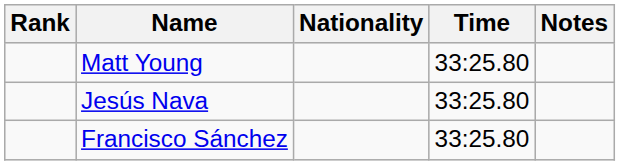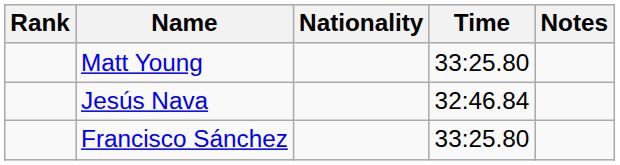(482, 100) 33:25.80 -> (482, 100) 32:46.84
